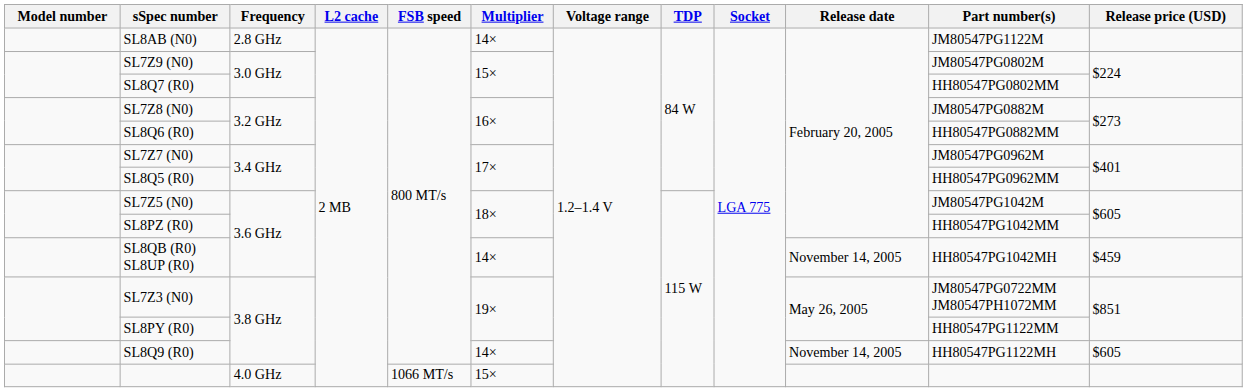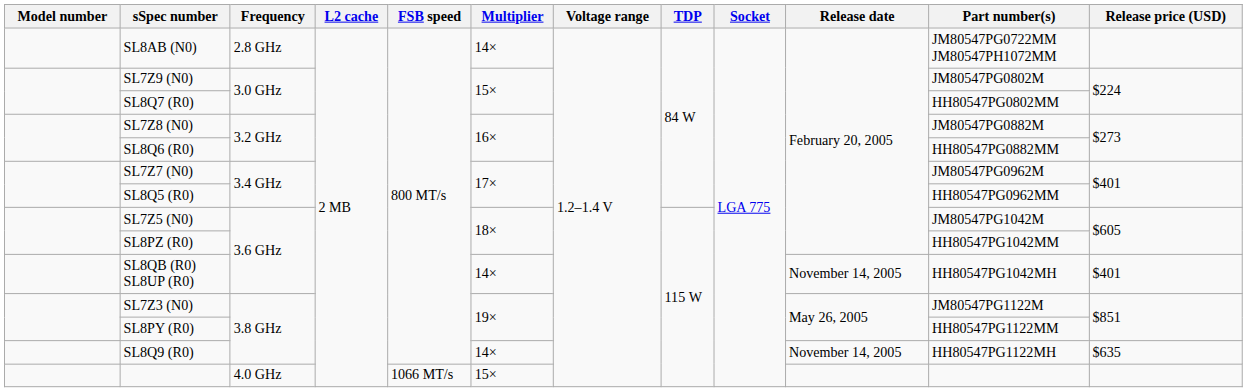(988, 39) JM80547PG1122M -> (994, 48) JM80547PG0722MM JM80547PH1072MM
(1107, 257) $459 -> (1107, 274) $401
(994, 297) JM80547PG0722MM JM80547PH1072MM -> (988, 305) JM80547PG1122M
(1107, 352) $605 -> (1107, 352) $635
